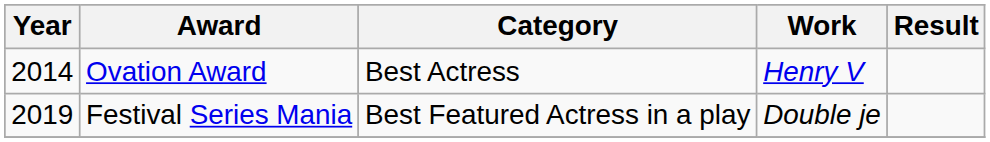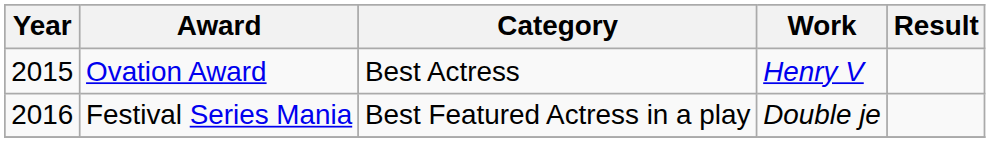(42, 70) 2014 -> (42, 70) 2015
(42, 114) 2019 -> (42, 114) 2016
